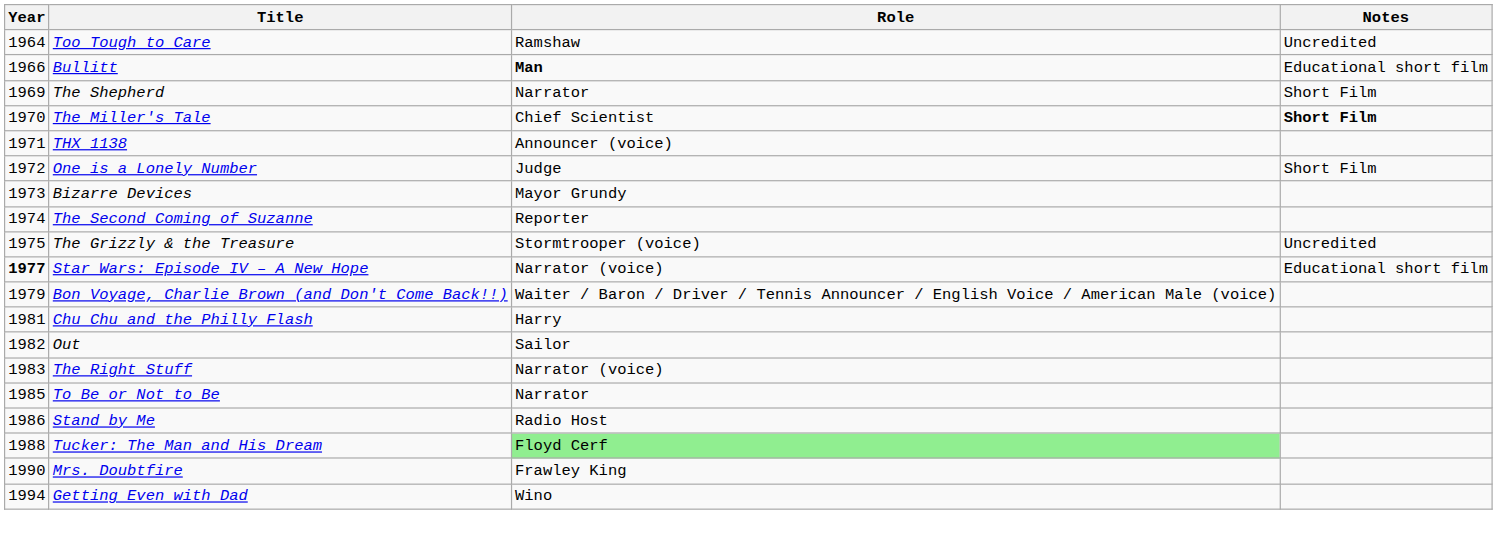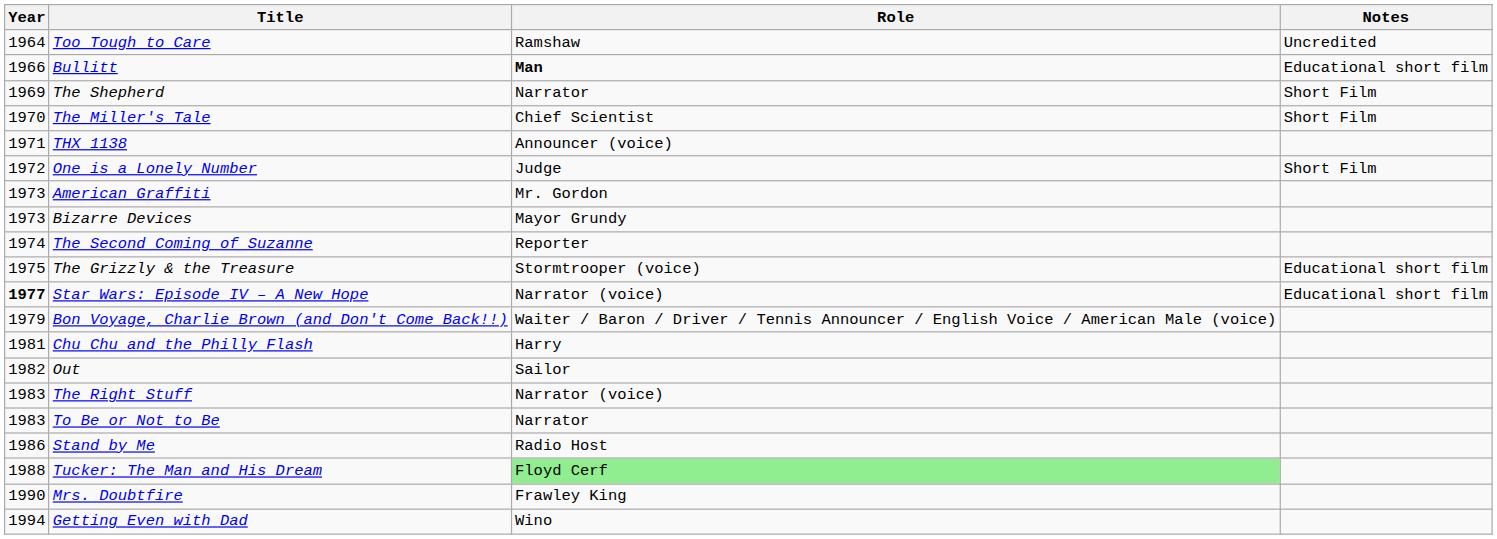(1330, 118) bold -> (1330, 118) normal
+ row: (132, 194)
(1330, 244) Uncredited -> (1386, 269) Educational short film
(27, 395) 1985 -> (27, 421) 1983
